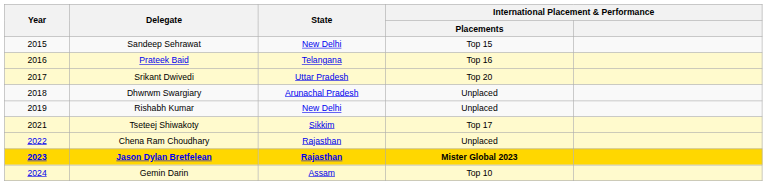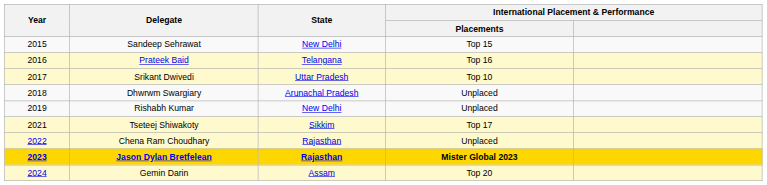(479, 77) Top 20 -> (479, 77) Top 10
(479, 173) Top 10 -> (479, 173) Top 20
